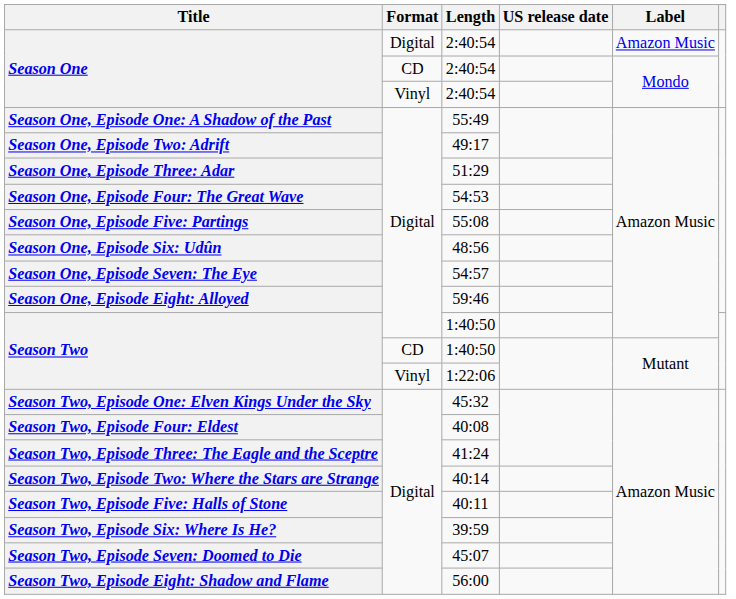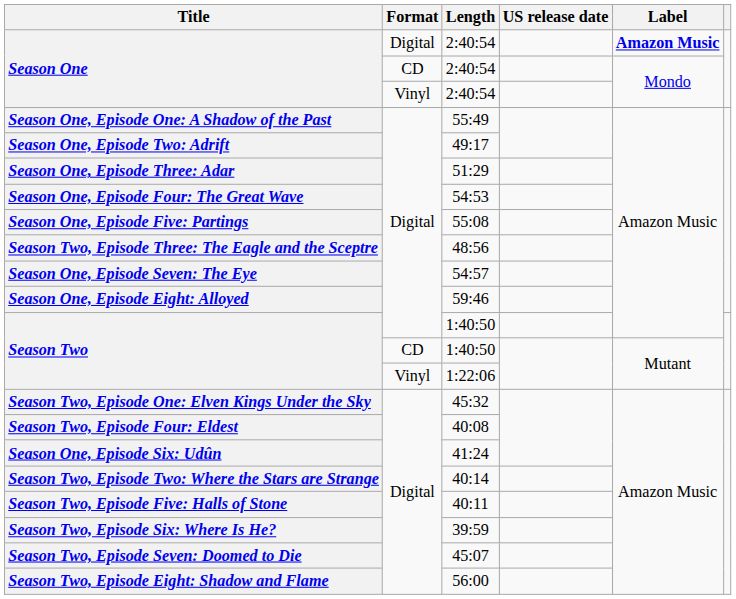(665, 42) normal -> (668, 42) bold
(115, 247) Season One, Episode Six: Udûn -> (193, 247) Season Two, Episode Three: The Eagle and the Sceptre
(193, 453) Season Two, Episode Three: The Eagle and the Sceptre -> (115, 453) Season One, Episode Six: Udûn
